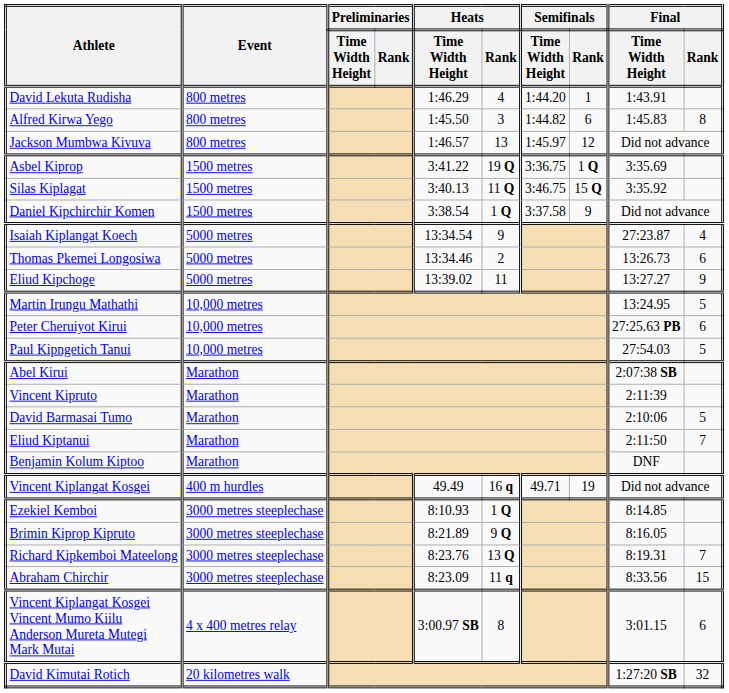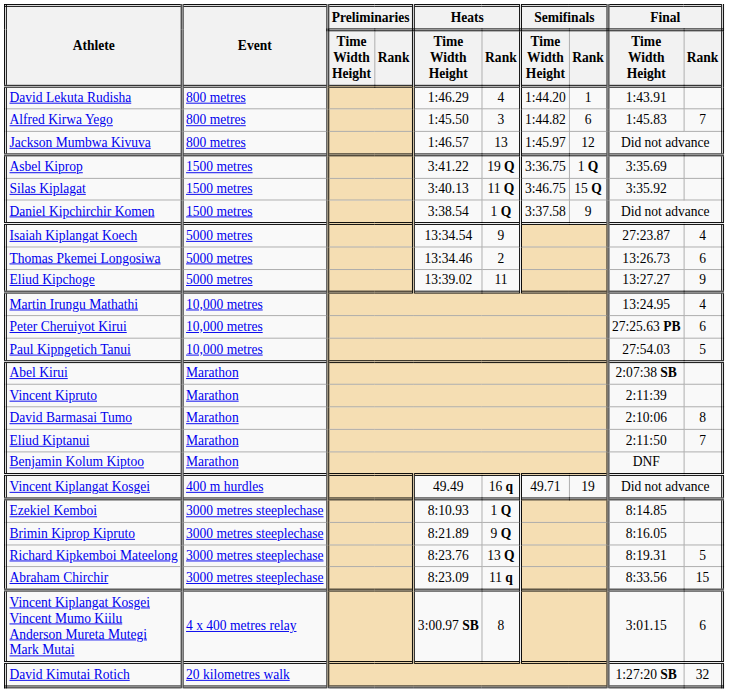(703, 120) 8 -> (703, 120) 7
(703, 304) 5 -> (703, 304) 4
(703, 418) 5 -> (703, 418) 8
(703, 556) 7 -> (703, 556) 5
